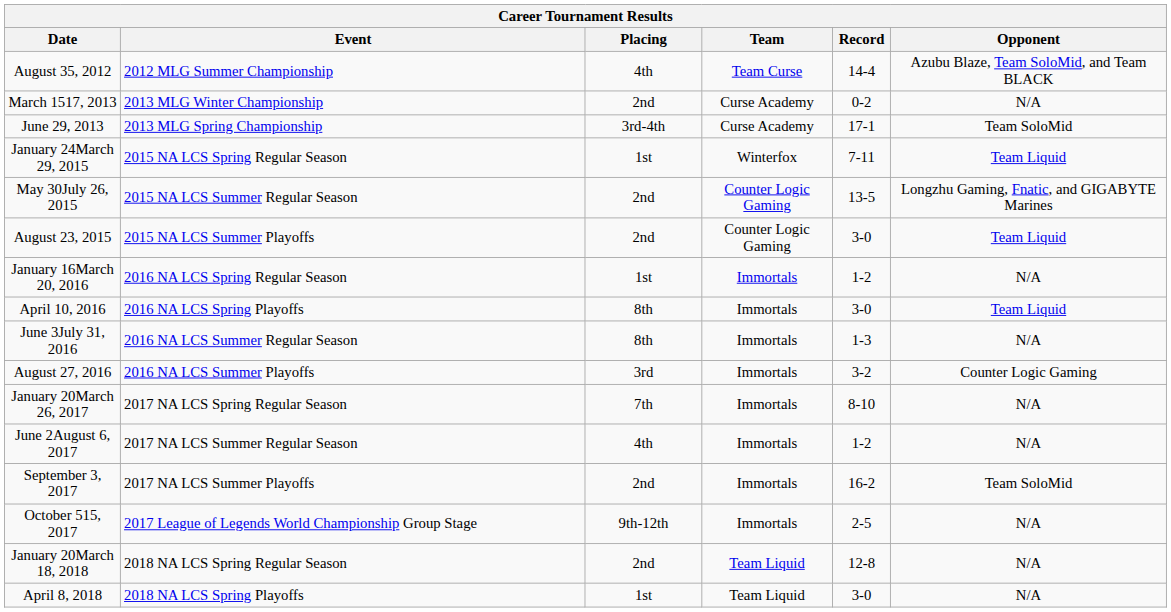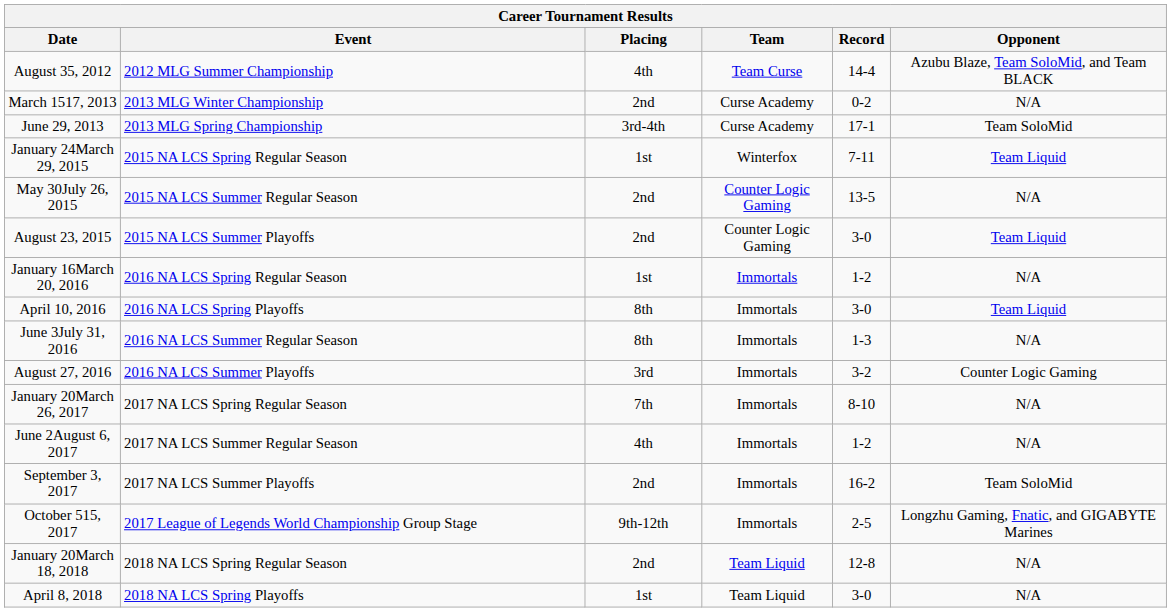(1028, 197) Longzhu Gaming, Fnatic, and GIGABYTE Marines -> (1028, 197) N/A
(1028, 523) N/A -> (1028, 523) Longzhu Gaming, Fnatic, and GIGABYTE Marines
